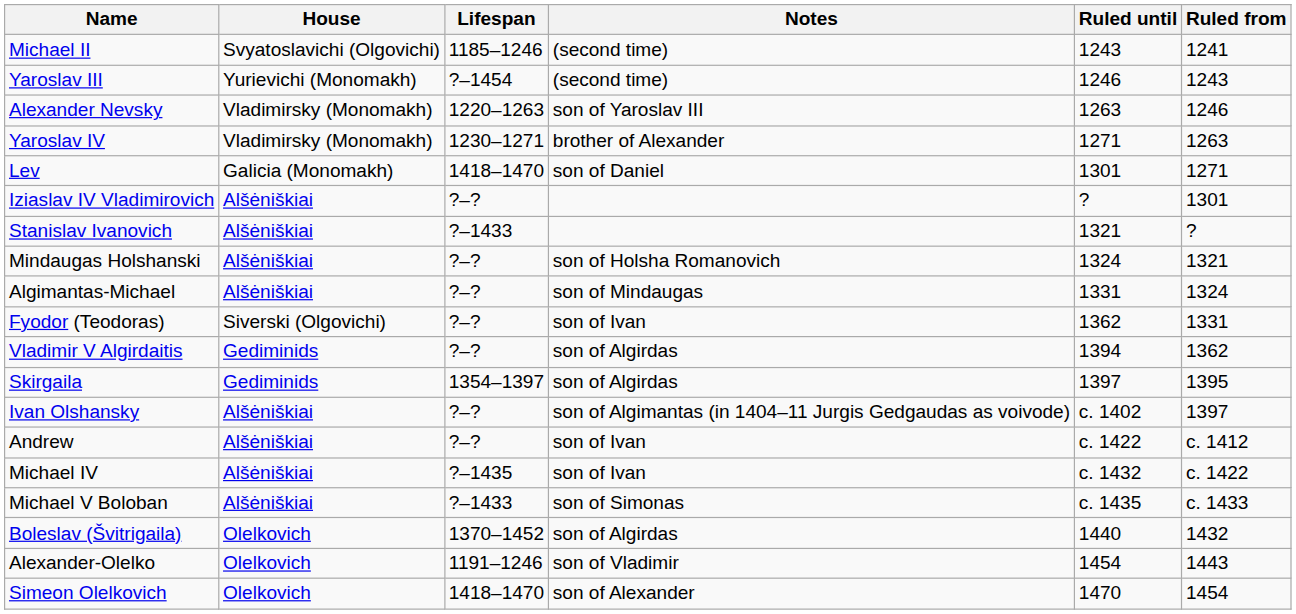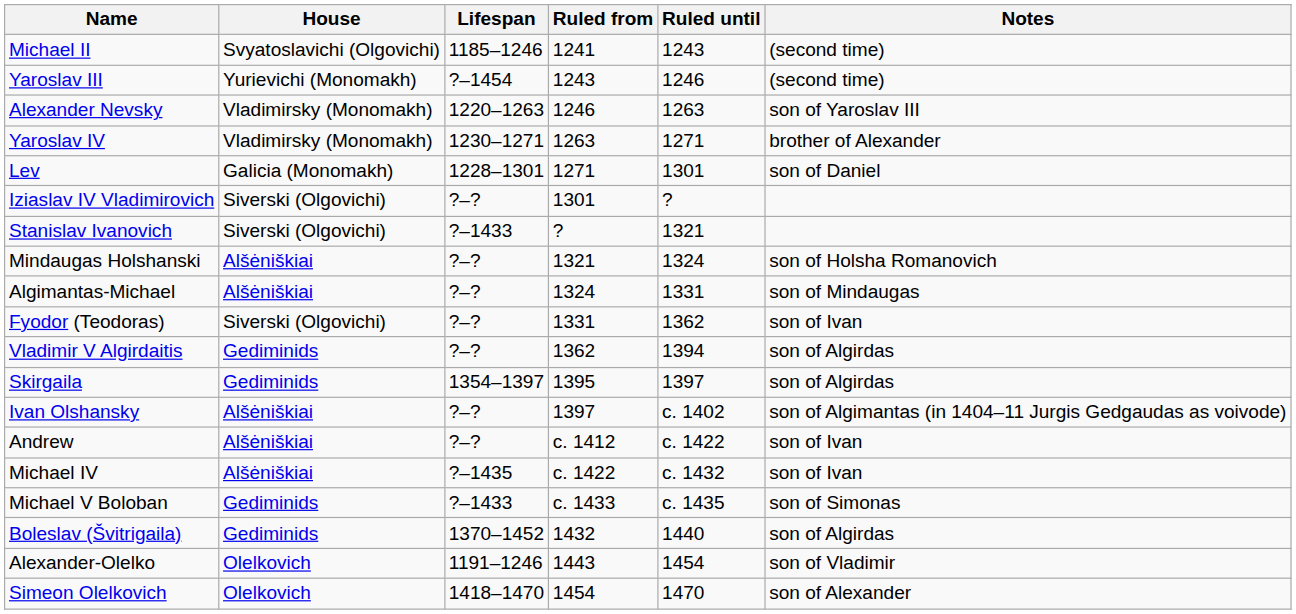columns swapped: (1236, 19) <-> (811, 19)
(496, 170) 1418–1470 -> (496, 170) 1228–1301
(268, 200) Alšėniškiai -> (305, 200) Siverski (Olgovichi)
(268, 230) Alšėniškiai -> (305, 230) Siverski (Olgovichi)
(268, 502) Alšėniškiai -> (271, 502) Gediminids
(267, 532) Olelkovich -> (271, 532) Gediminids
